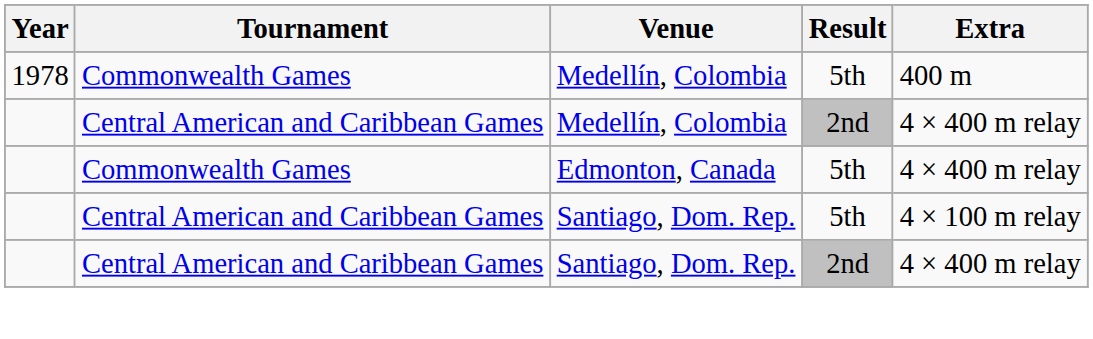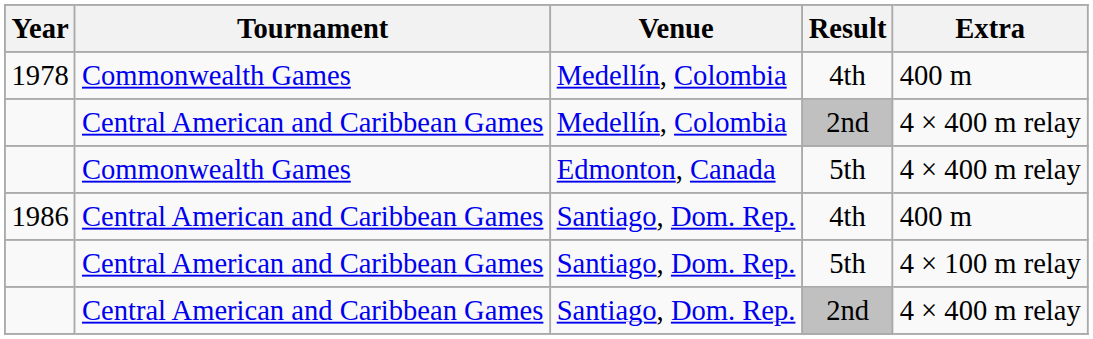(848, 75) 5th -> (848, 75) 4th
+ row: (40, 216)
